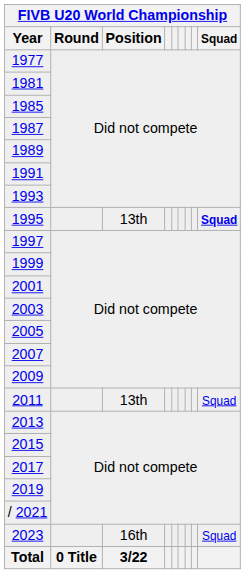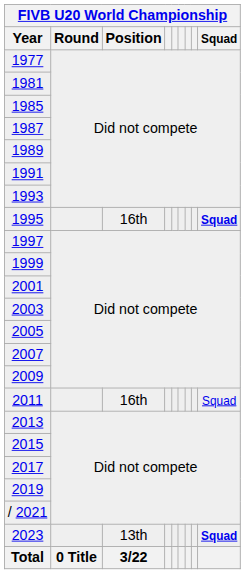(134, 219) 13th -> (134, 219) 16th
(134, 399) 13th -> (134, 399) 16th
(134, 535) 16th -> (134, 535) 13th
(219, 536) normal -> (219, 535) bold
